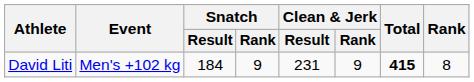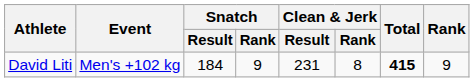(358, 65) 9 -> (358, 65) 8
(447, 65) 8 -> (447, 65) 9
